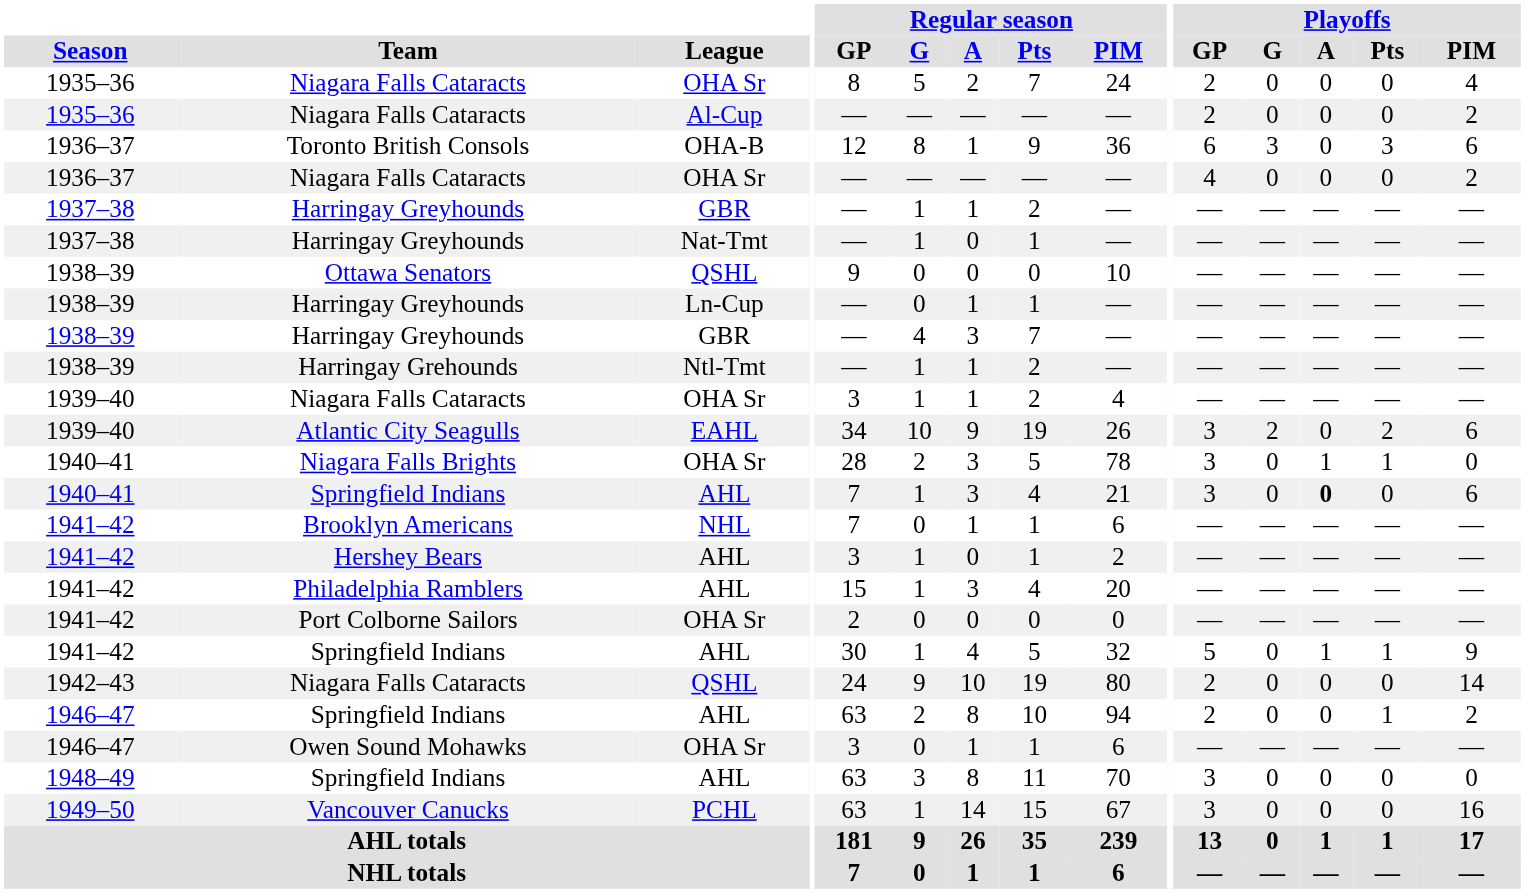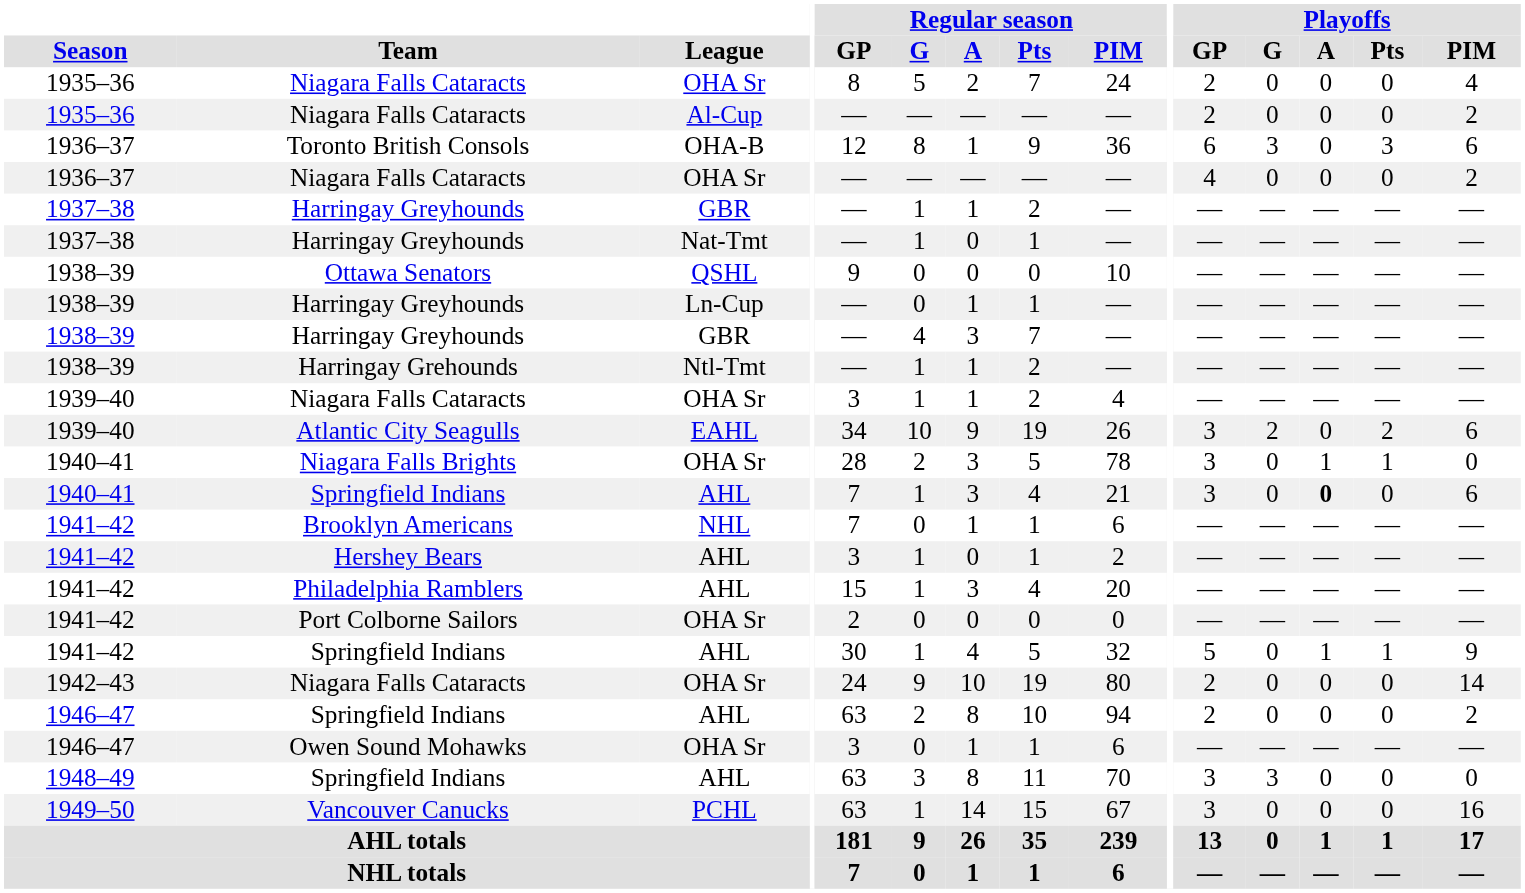(724, 683) QSHL -> (724, 683) OHA Sr
(1387, 714) 1 -> (1387, 714) 0
(1272, 777) 0 -> (1272, 777) 3
